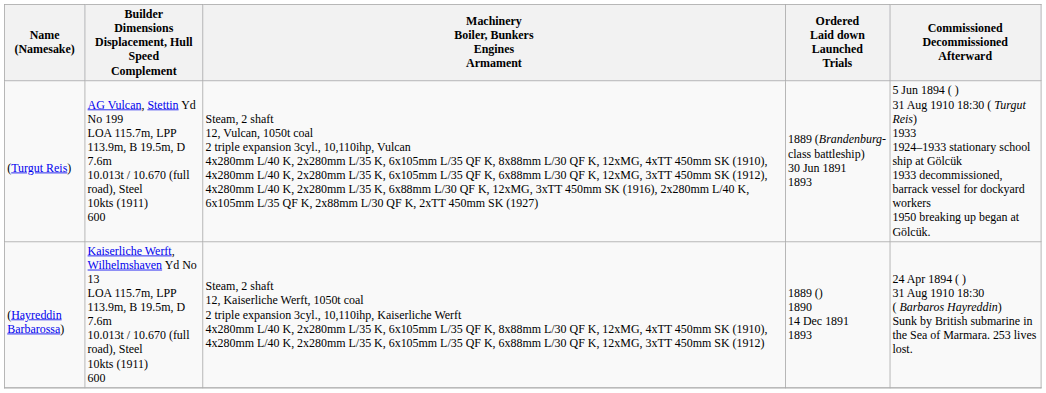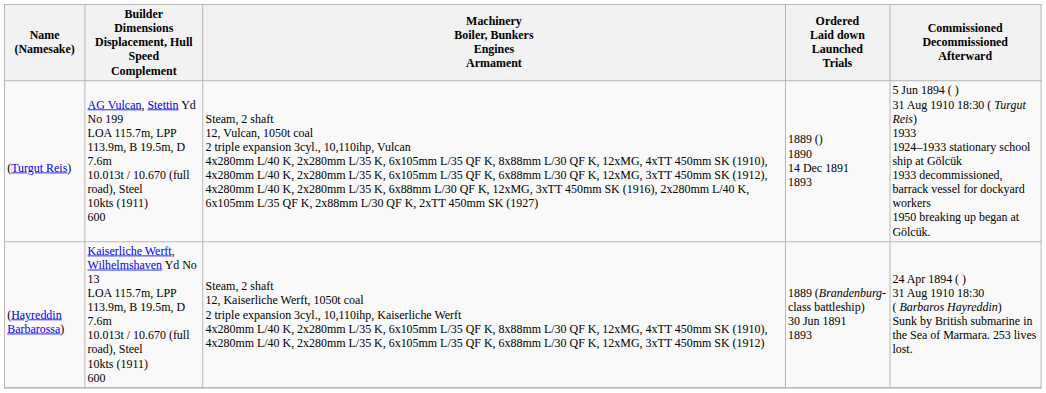(837, 161) 1889 (Brandenburg-class battleship) 30 Jun 1891 1893 -> (819, 161) 1889 () 1890 14 Dec 1891 1893
(819, 315) 1889 () 1890 14 Dec 1891 1893 -> (837, 315) 1889 (Brandenburg-class battleship) 30 Jun 1891 1893
